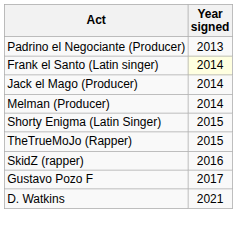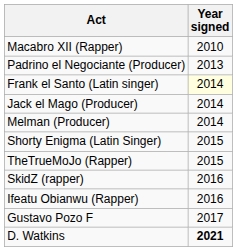+ row: (65, 46)
+ row: (73, 198)
(210, 198) normal -> (210, 236) bold
